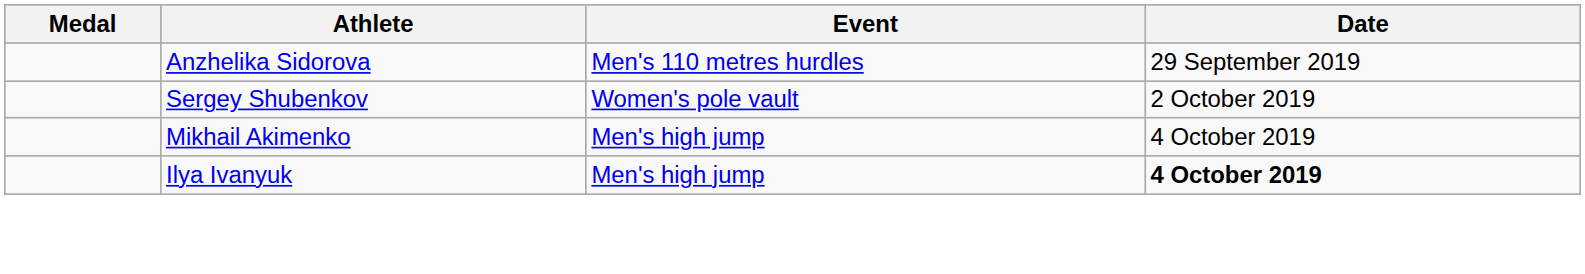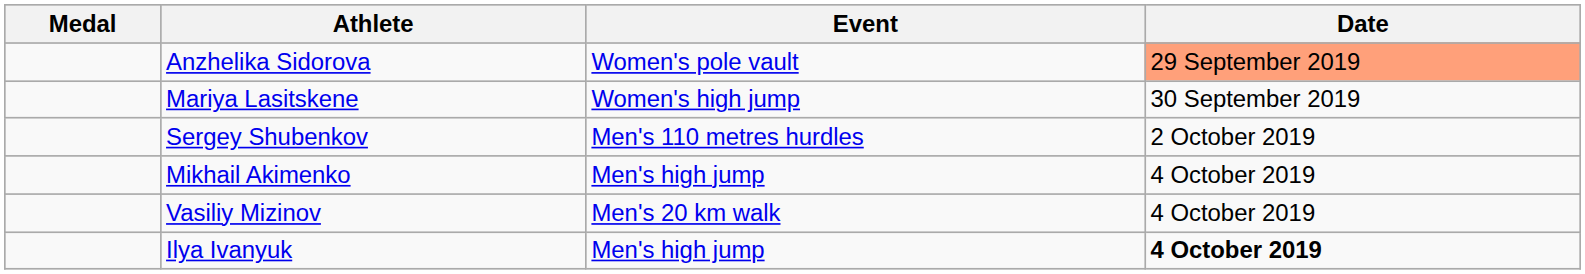(728, 62) Men's 110 metres hurdles -> (695, 62) Women's pole vault
(1255, 62) no background -> (1255, 62) lightsalmon background
+ row: (262, 100)
(695, 100) Women's pole vault -> (728, 137) Men's 110 metres hurdles
+ row: (243, 213)
